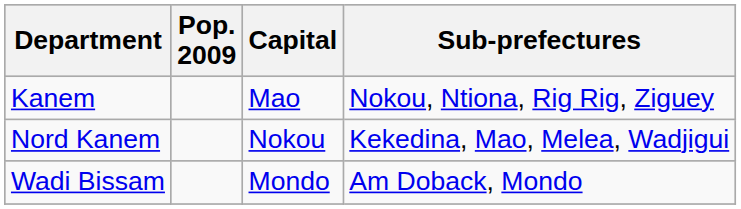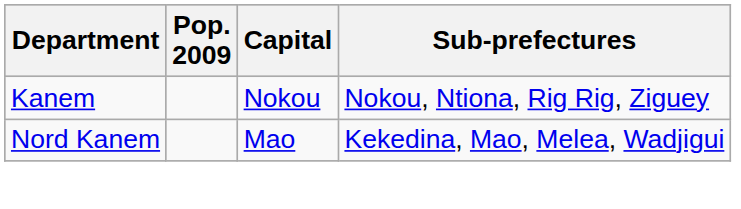(274, 97) Mao -> (282, 97) Nokou
(287, 139) Nokou -> (269, 139) Mao
- row: (88, 181)
